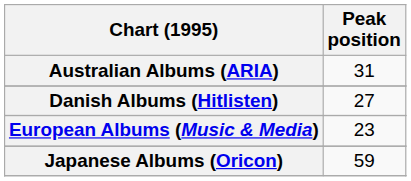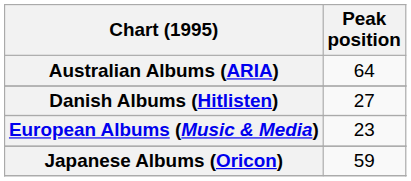(364, 70) 31 -> (364, 70) 64
